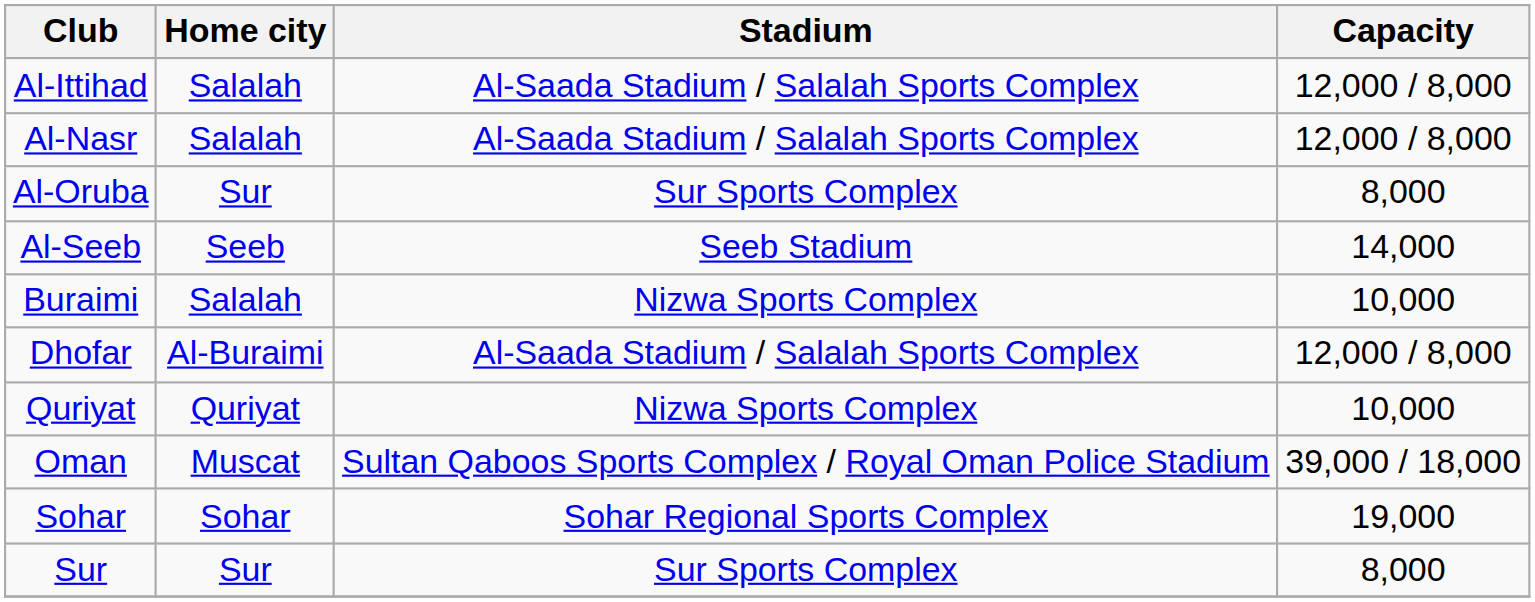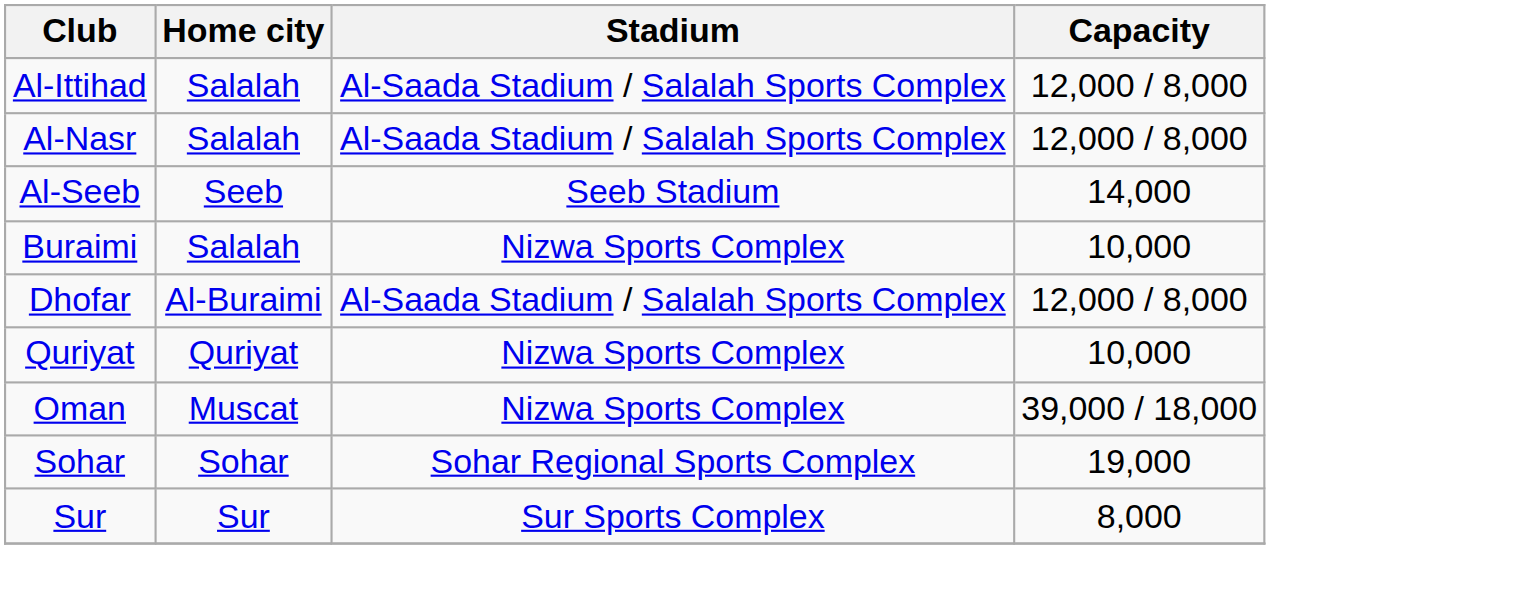- row: (81, 192)
(806, 461) Sultan Qaboos Sports Complex / Royal Oman Police Stadium -> (673, 407) Nizwa Sports Complex
